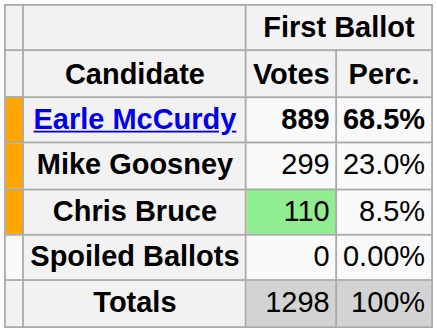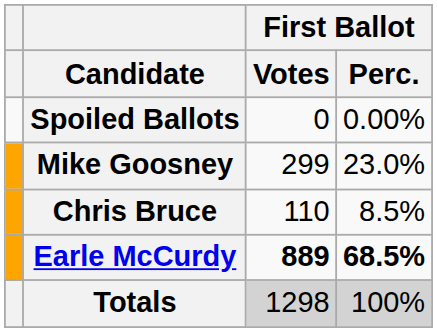rows swapped: (135, 119) <-> (135, 257)
(307, 211) lightgreen background -> (307, 211) no background
